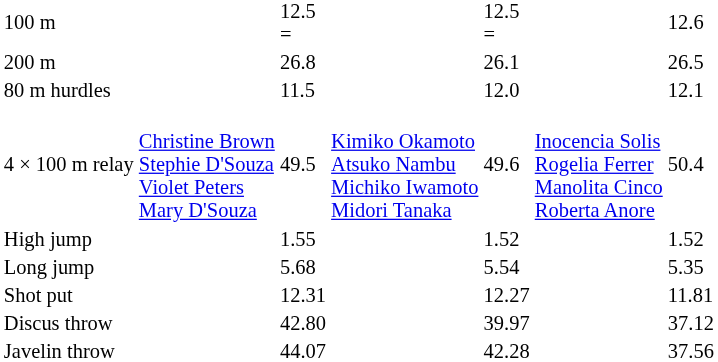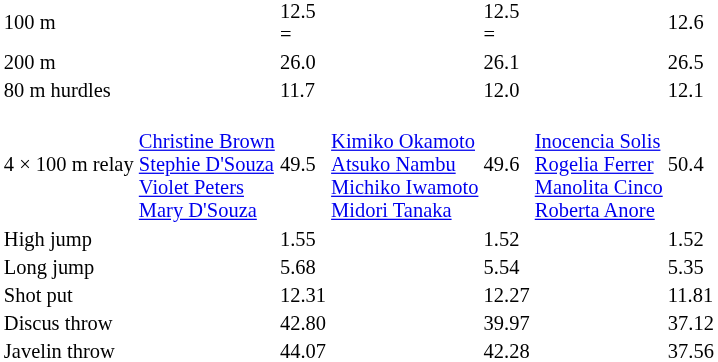(298, 62) 26.8 -> (298, 62) 26.0
(297, 90) 11.5 -> (297, 90) 11.7
